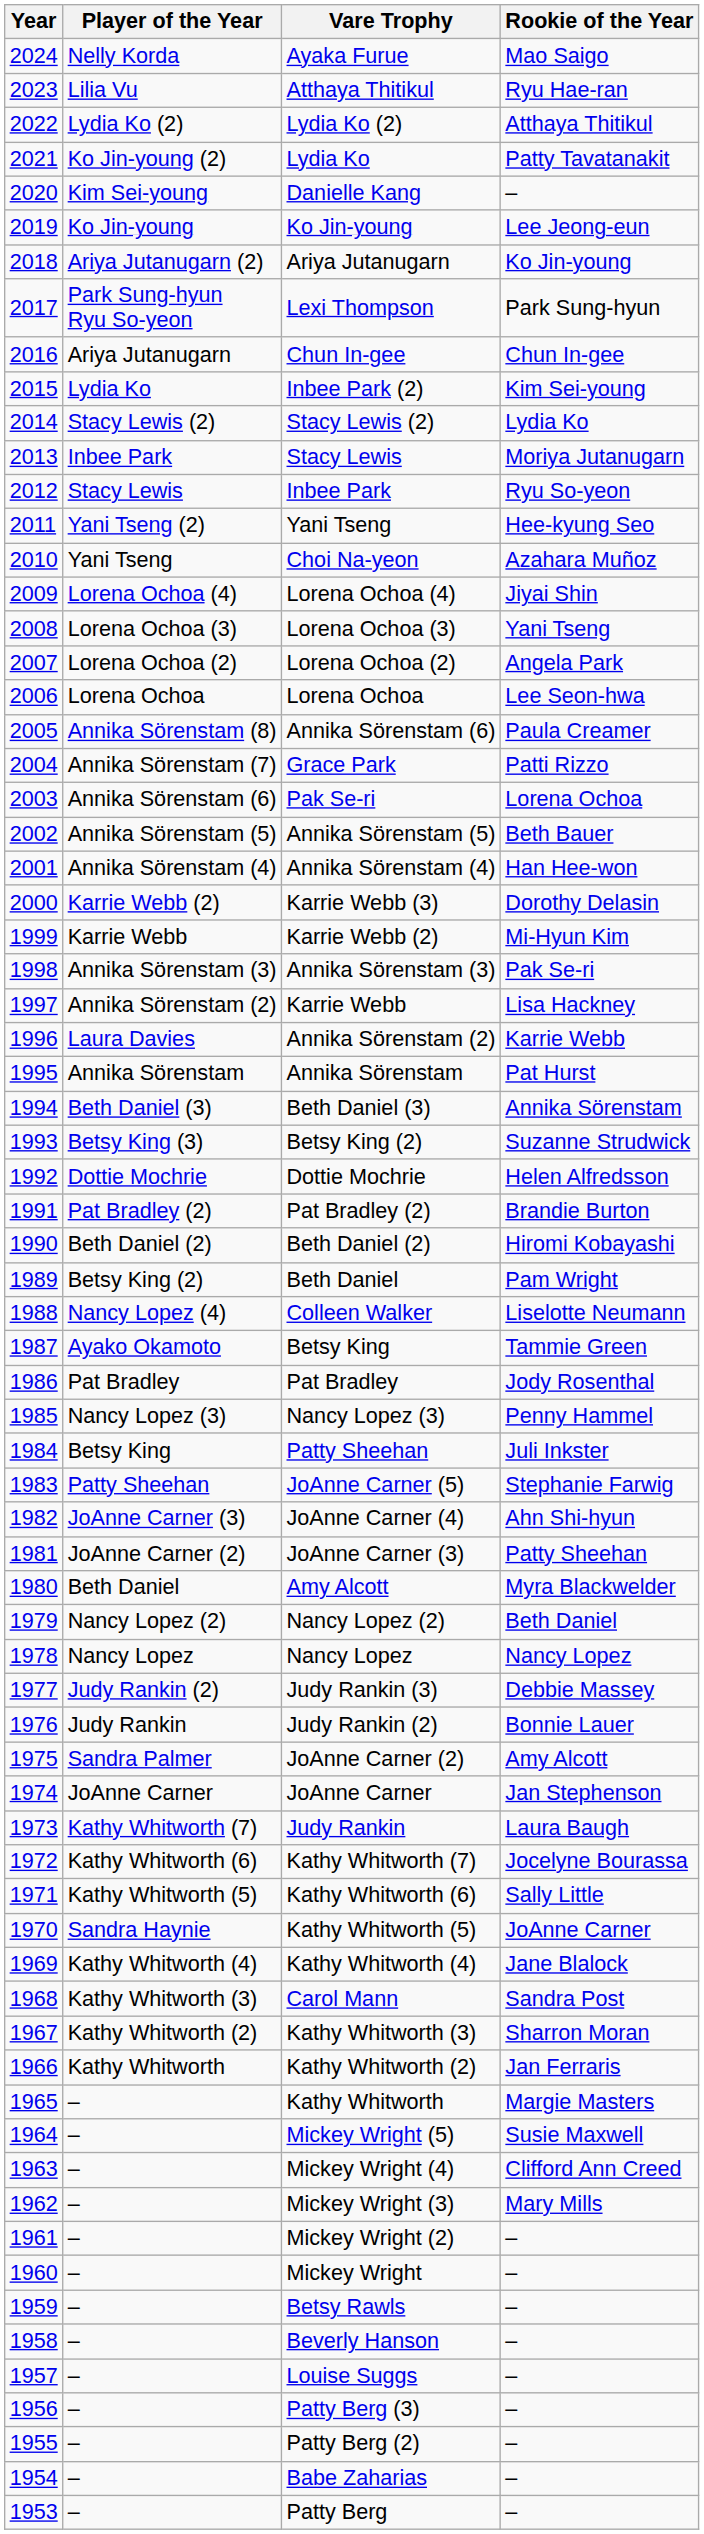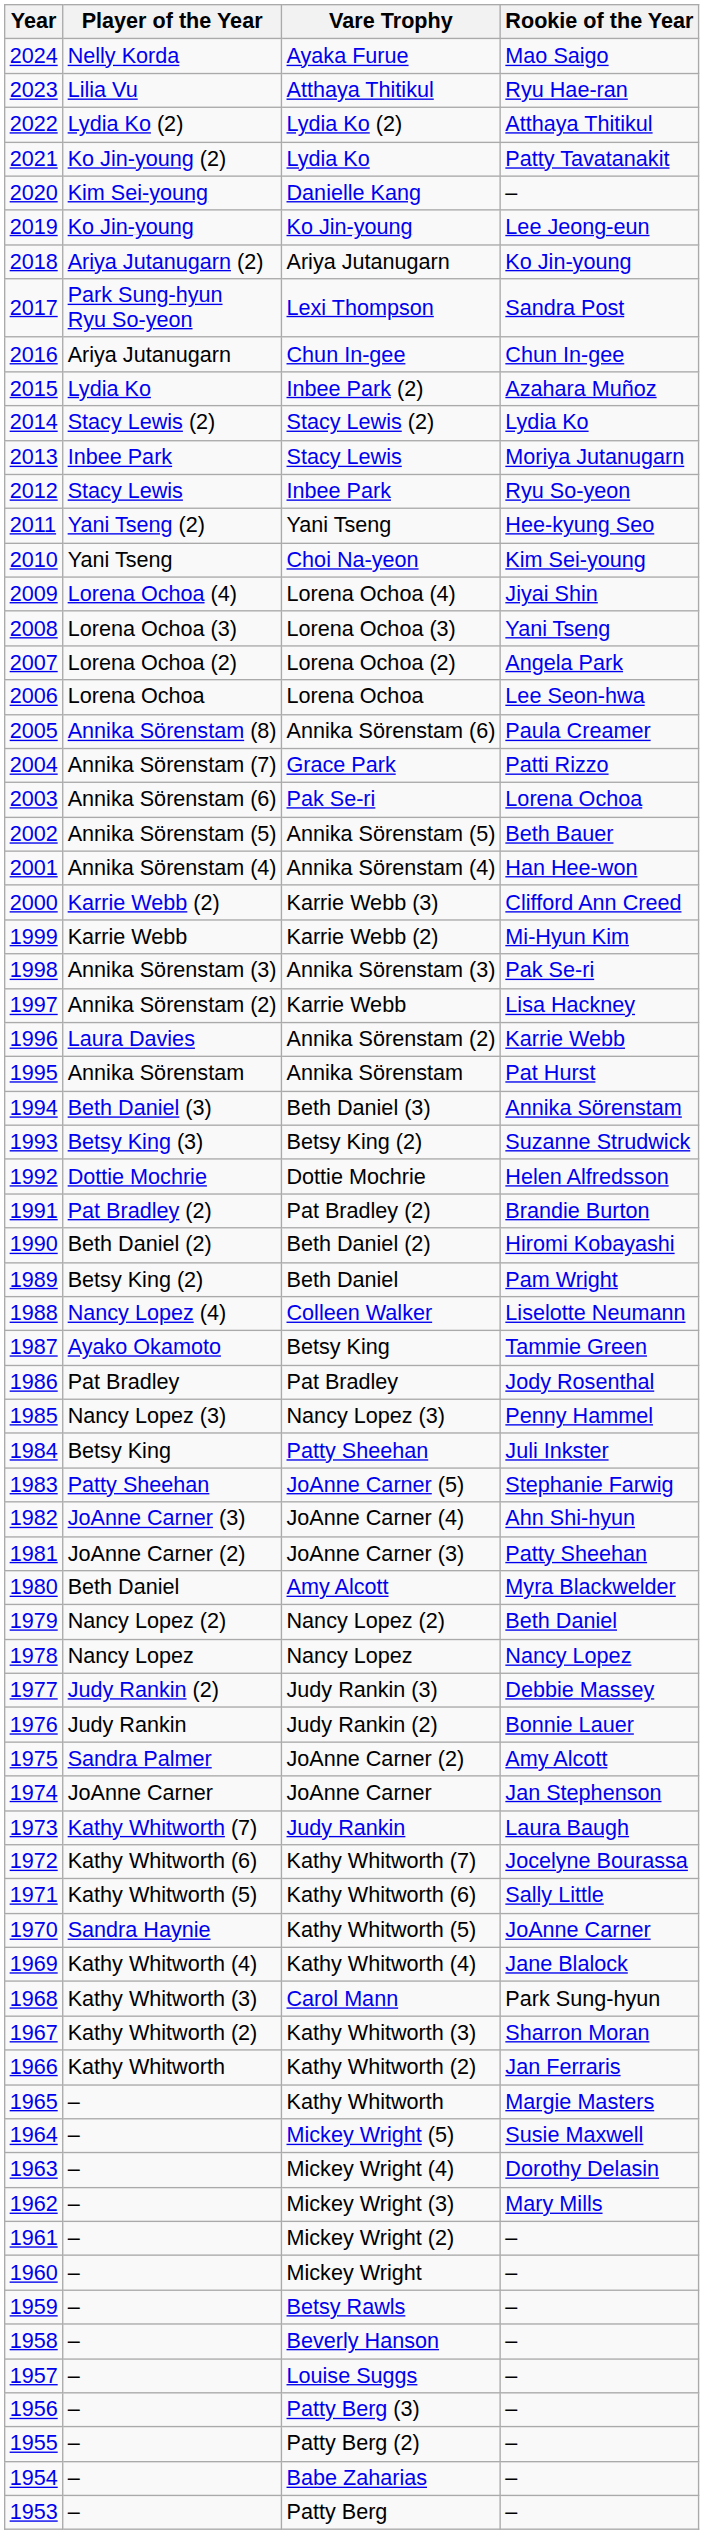(583, 307) Park Sung-hyun -> (565, 307) Sandra Post
(576, 388) Kim Sei-young -> (581, 388) Azahara Muñoz
(581, 559) Azahara Muñoz -> (576, 559) Kim Sei-young
(582, 902) Dorothy Delasin -> (593, 902) Clifford Ann Creed
(565, 1998) Sandra Post -> (583, 1998) Park Sung-hyun
(593, 2169) Clifford Ann Creed -> (582, 2169) Dorothy Delasin
